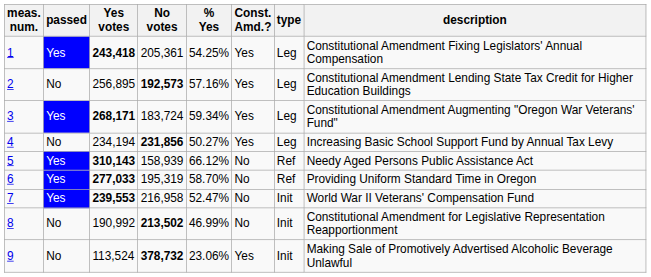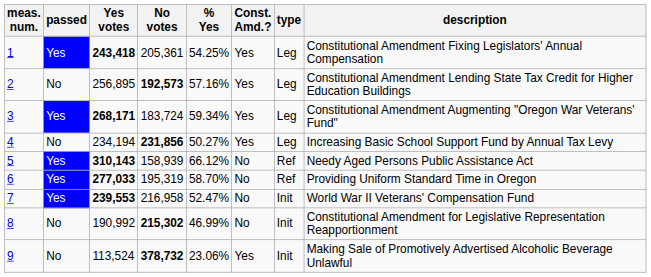(162, 224) 213,502 -> (162, 224) 215,302
